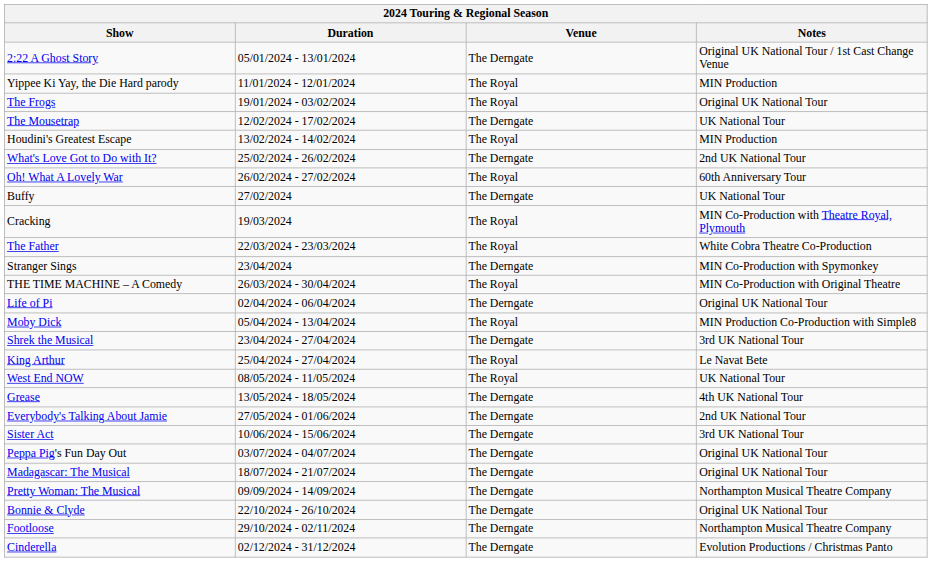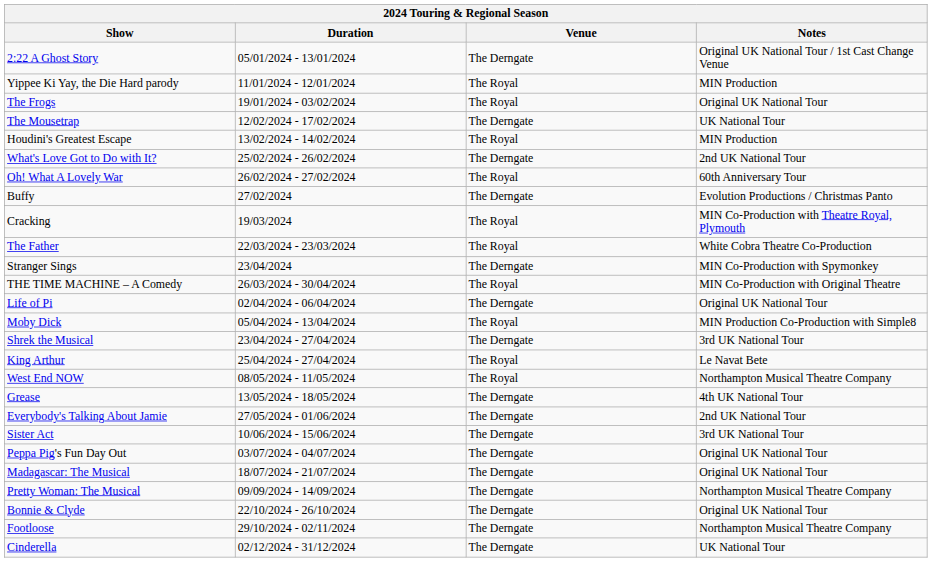(742, 196) UK National Tour -> (796, 196) Evolution Productions / Christmas Panto
(742, 378) UK National Tour -> (795, 378) Northampton Musical Theatre Company
(796, 547) Evolution Productions / Christmas Panto -> (742, 547) UK National Tour
